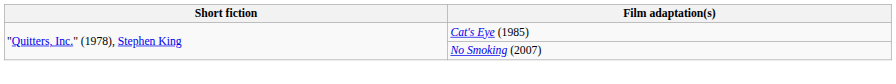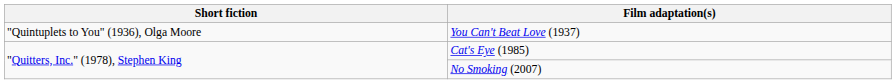+ row: (515, 32)
